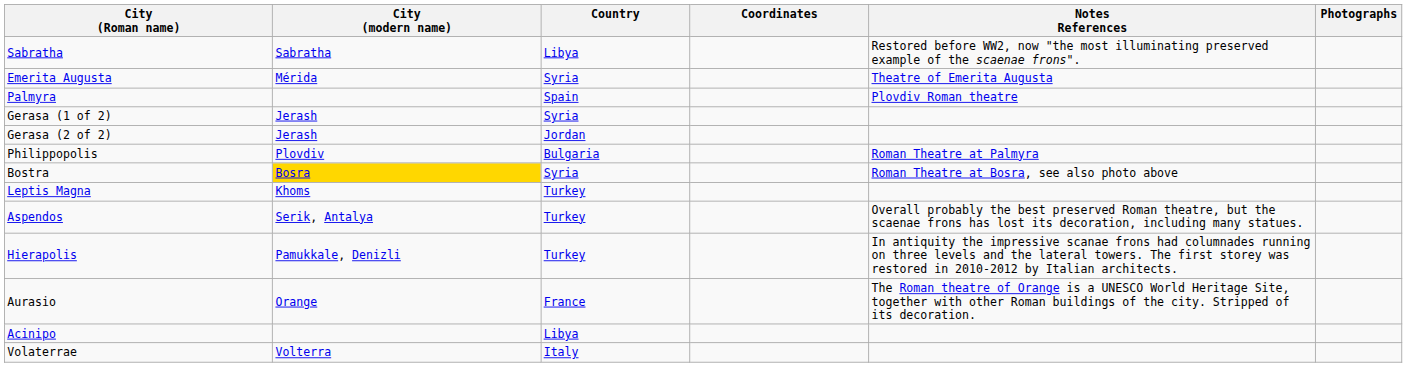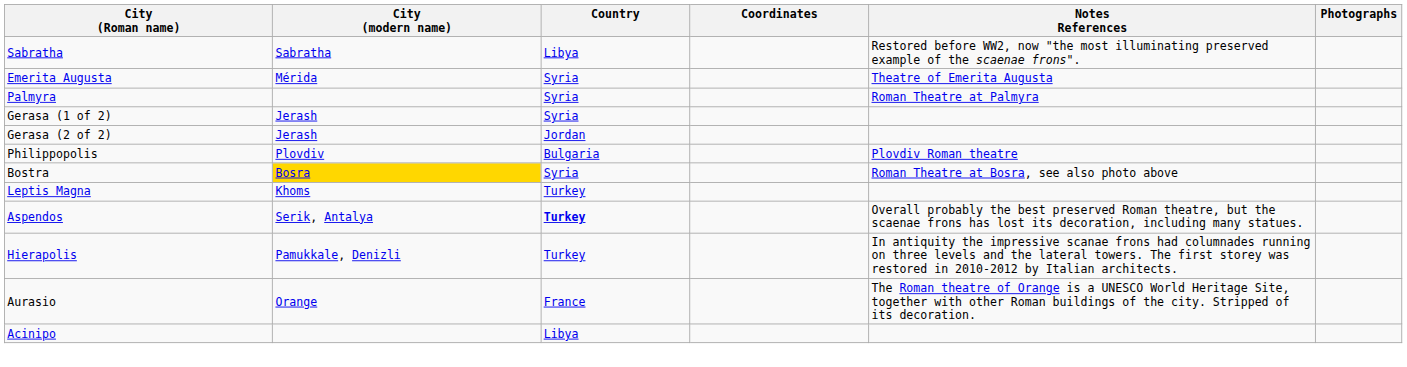(561, 97) Spain -> (561, 97) Syria
(945, 97) Plovdiv Roman theatre -> (955, 97) Roman Theatre at Palmyra
(955, 154) Roman Theatre at Palmyra -> (945, 154) Plovdiv Roman theatre
(565, 217) normal -> (565, 217) bold
- row: (42, 352)
